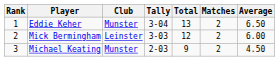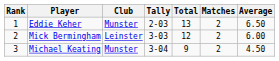(158, 24) 3-04 -> (158, 24) 2-03
(158, 50) 2-03 -> (158, 50) 3-04
